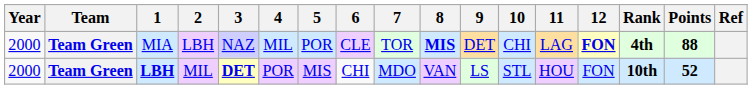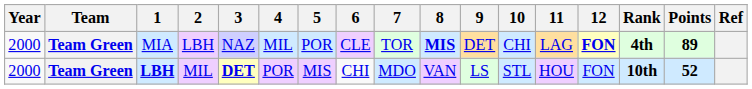(690, 44) 88 -> (690, 44) 89
